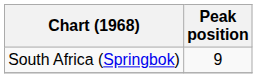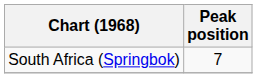(218, 60) 9 -> (218, 60) 7
